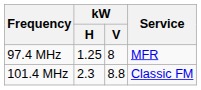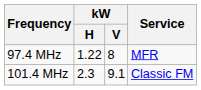(89, 54) 1.25 -> (89, 54) 1.22
(116, 74) 8.8 -> (116, 74) 9.1
